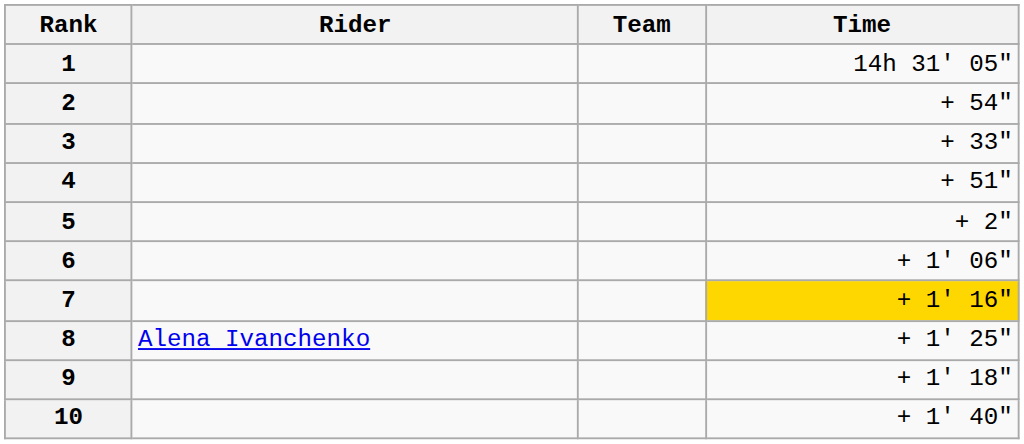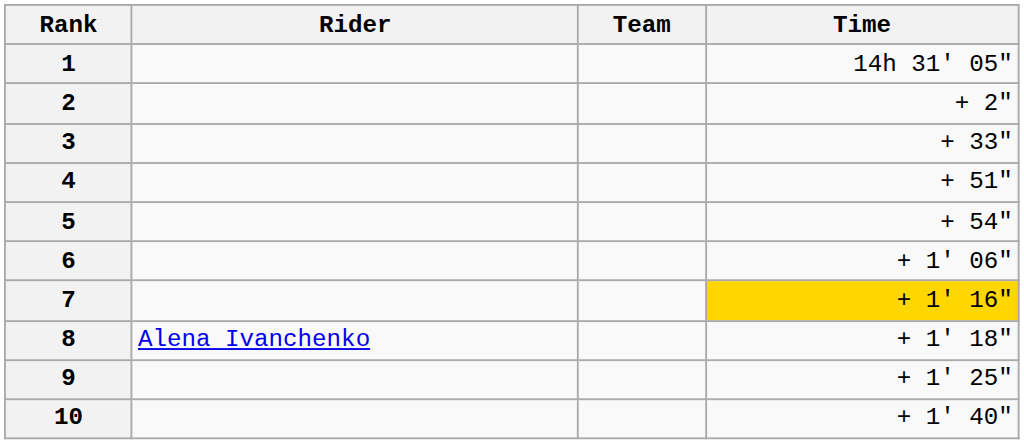(977, 103) + 54" -> (984, 103) + 2"
(984, 222) + 2" -> (977, 222) + 54"
(955, 340) + 1' 25" -> (955, 340) + 1' 18"
(955, 379) + 1' 18" -> (955, 379) + 1' 25"
